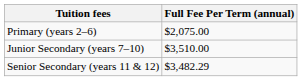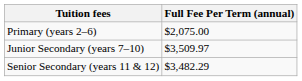(187, 48) $3,510.00 -> (187, 48) $3,509.97
